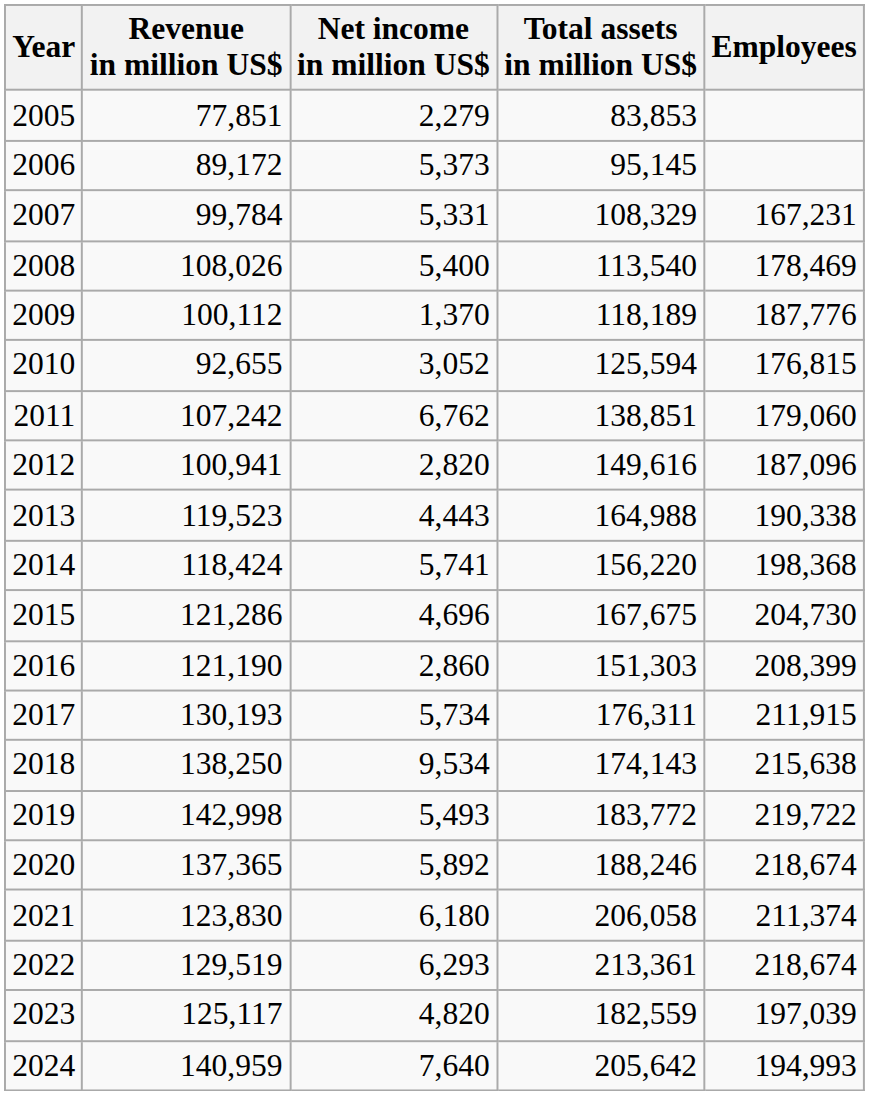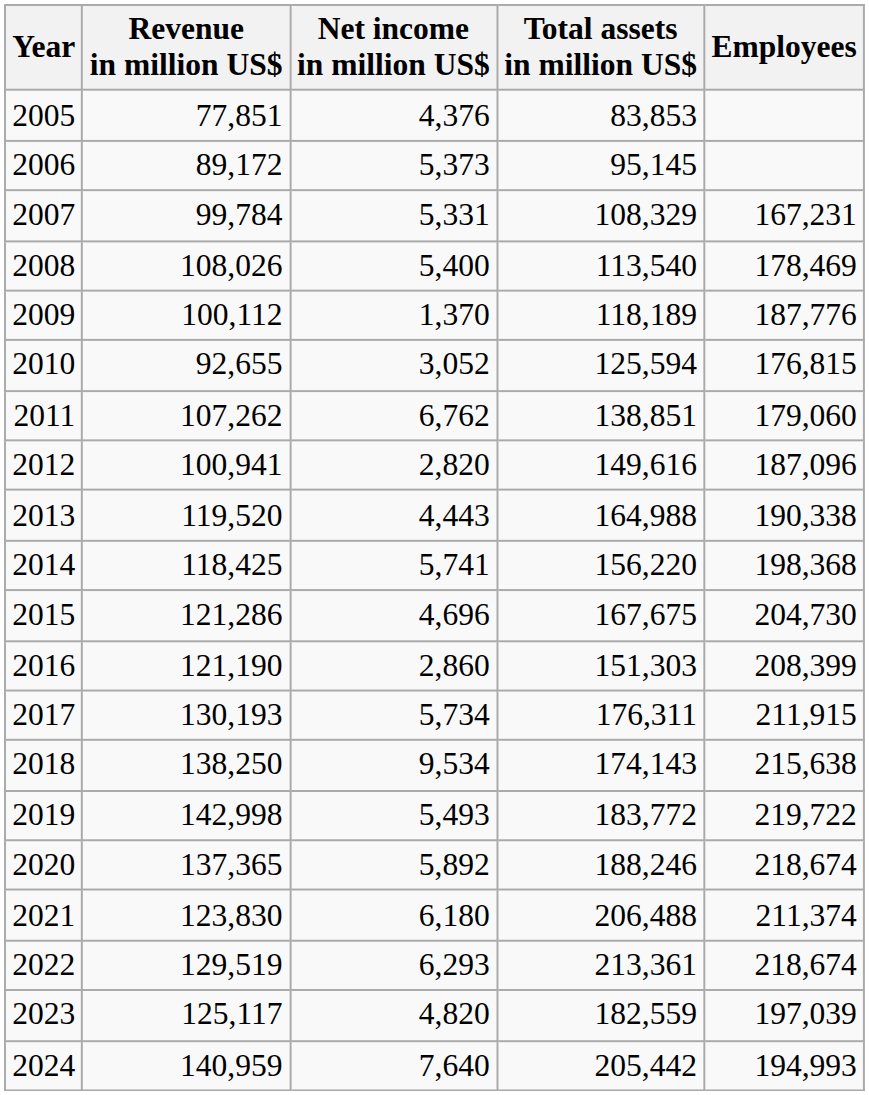(454, 114) 2,279 -> (454, 114) 4,376
(231, 414) 107,242 -> (231, 414) 107,262
(232, 514) 119,523 -> (232, 514) 119,520
(232, 564) 118,424 -> (232, 564) 118,425
(646, 914) 206,058 -> (646, 914) 206,488
(646, 1064) 205,642 -> (646, 1064) 205,442
